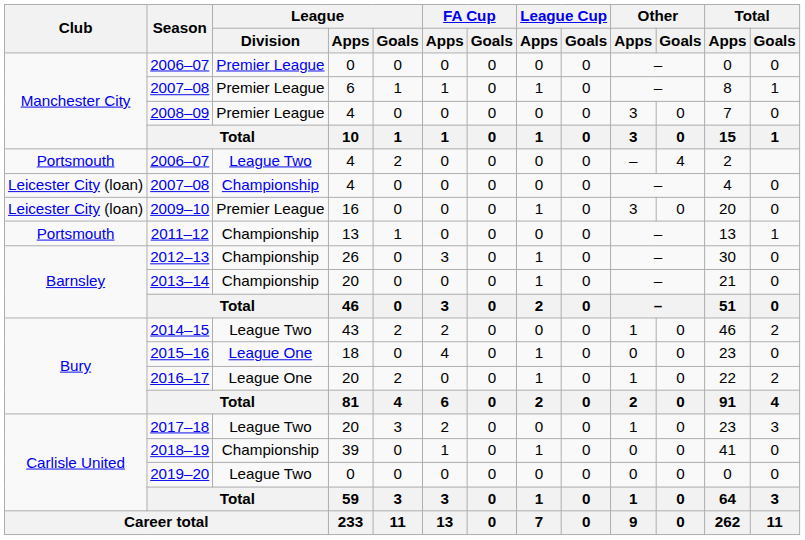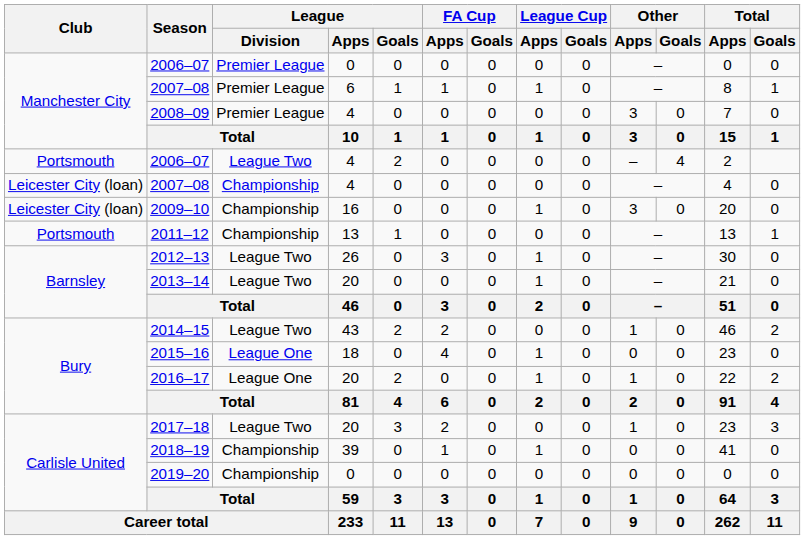(270, 209) Premier League -> (270, 209) Championship
(270, 257) Championship -> (270, 257) League Two
(270, 281) Championship -> (270, 281) League Two
(270, 474) League Two -> (270, 474) Championship
